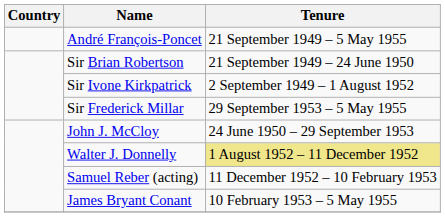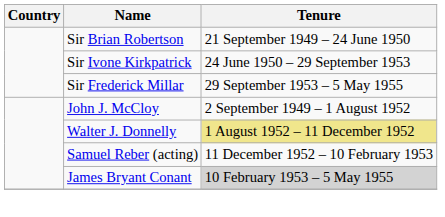- row: (134, 39)
(311, 85) 2 September 1949 – 1 August 1952 -> (308, 62) 24 June 1950 – 29 September 1953
(311, 131) 24 June 1950 – 29 September 1953 -> (308, 108) 2 September 1949 – 1 August 1952
(303, 200) no background -> (299, 177) lightgrey background
